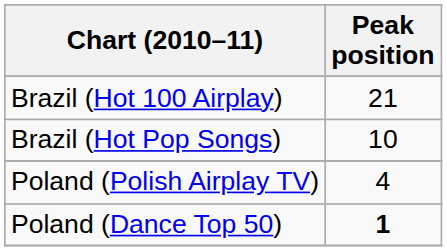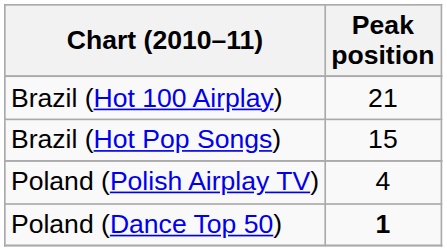(383, 139) 10 -> (383, 139) 15
